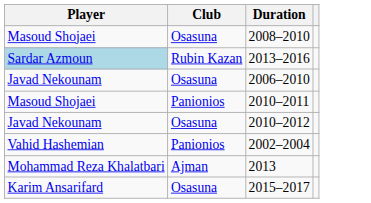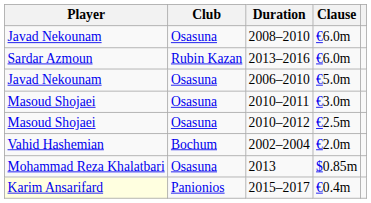+ column: (337, 15)
(52, 36) Masoud Shojaei -> (55, 36) Javad Nekounam
(50, 58) lightblue background -> (50, 58) no background
(198, 101) Panionios -> (194, 101) Osasuna
(55, 123) Javad Nekounam -> (52, 123) Masoud Shojaei
(198, 144) Panionios -> (194, 144) Bochum
(189, 166) Ajman -> (194, 166) Osasuna
(55, 187) no background -> (55, 187) lightyellow background
(194, 187) Osasuna -> (198, 187) Panionios
